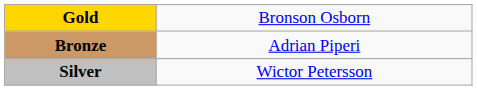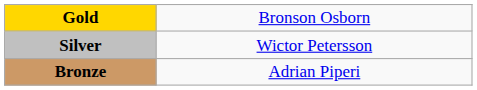rows swapped: (80, 71) <-> (80, 44)
